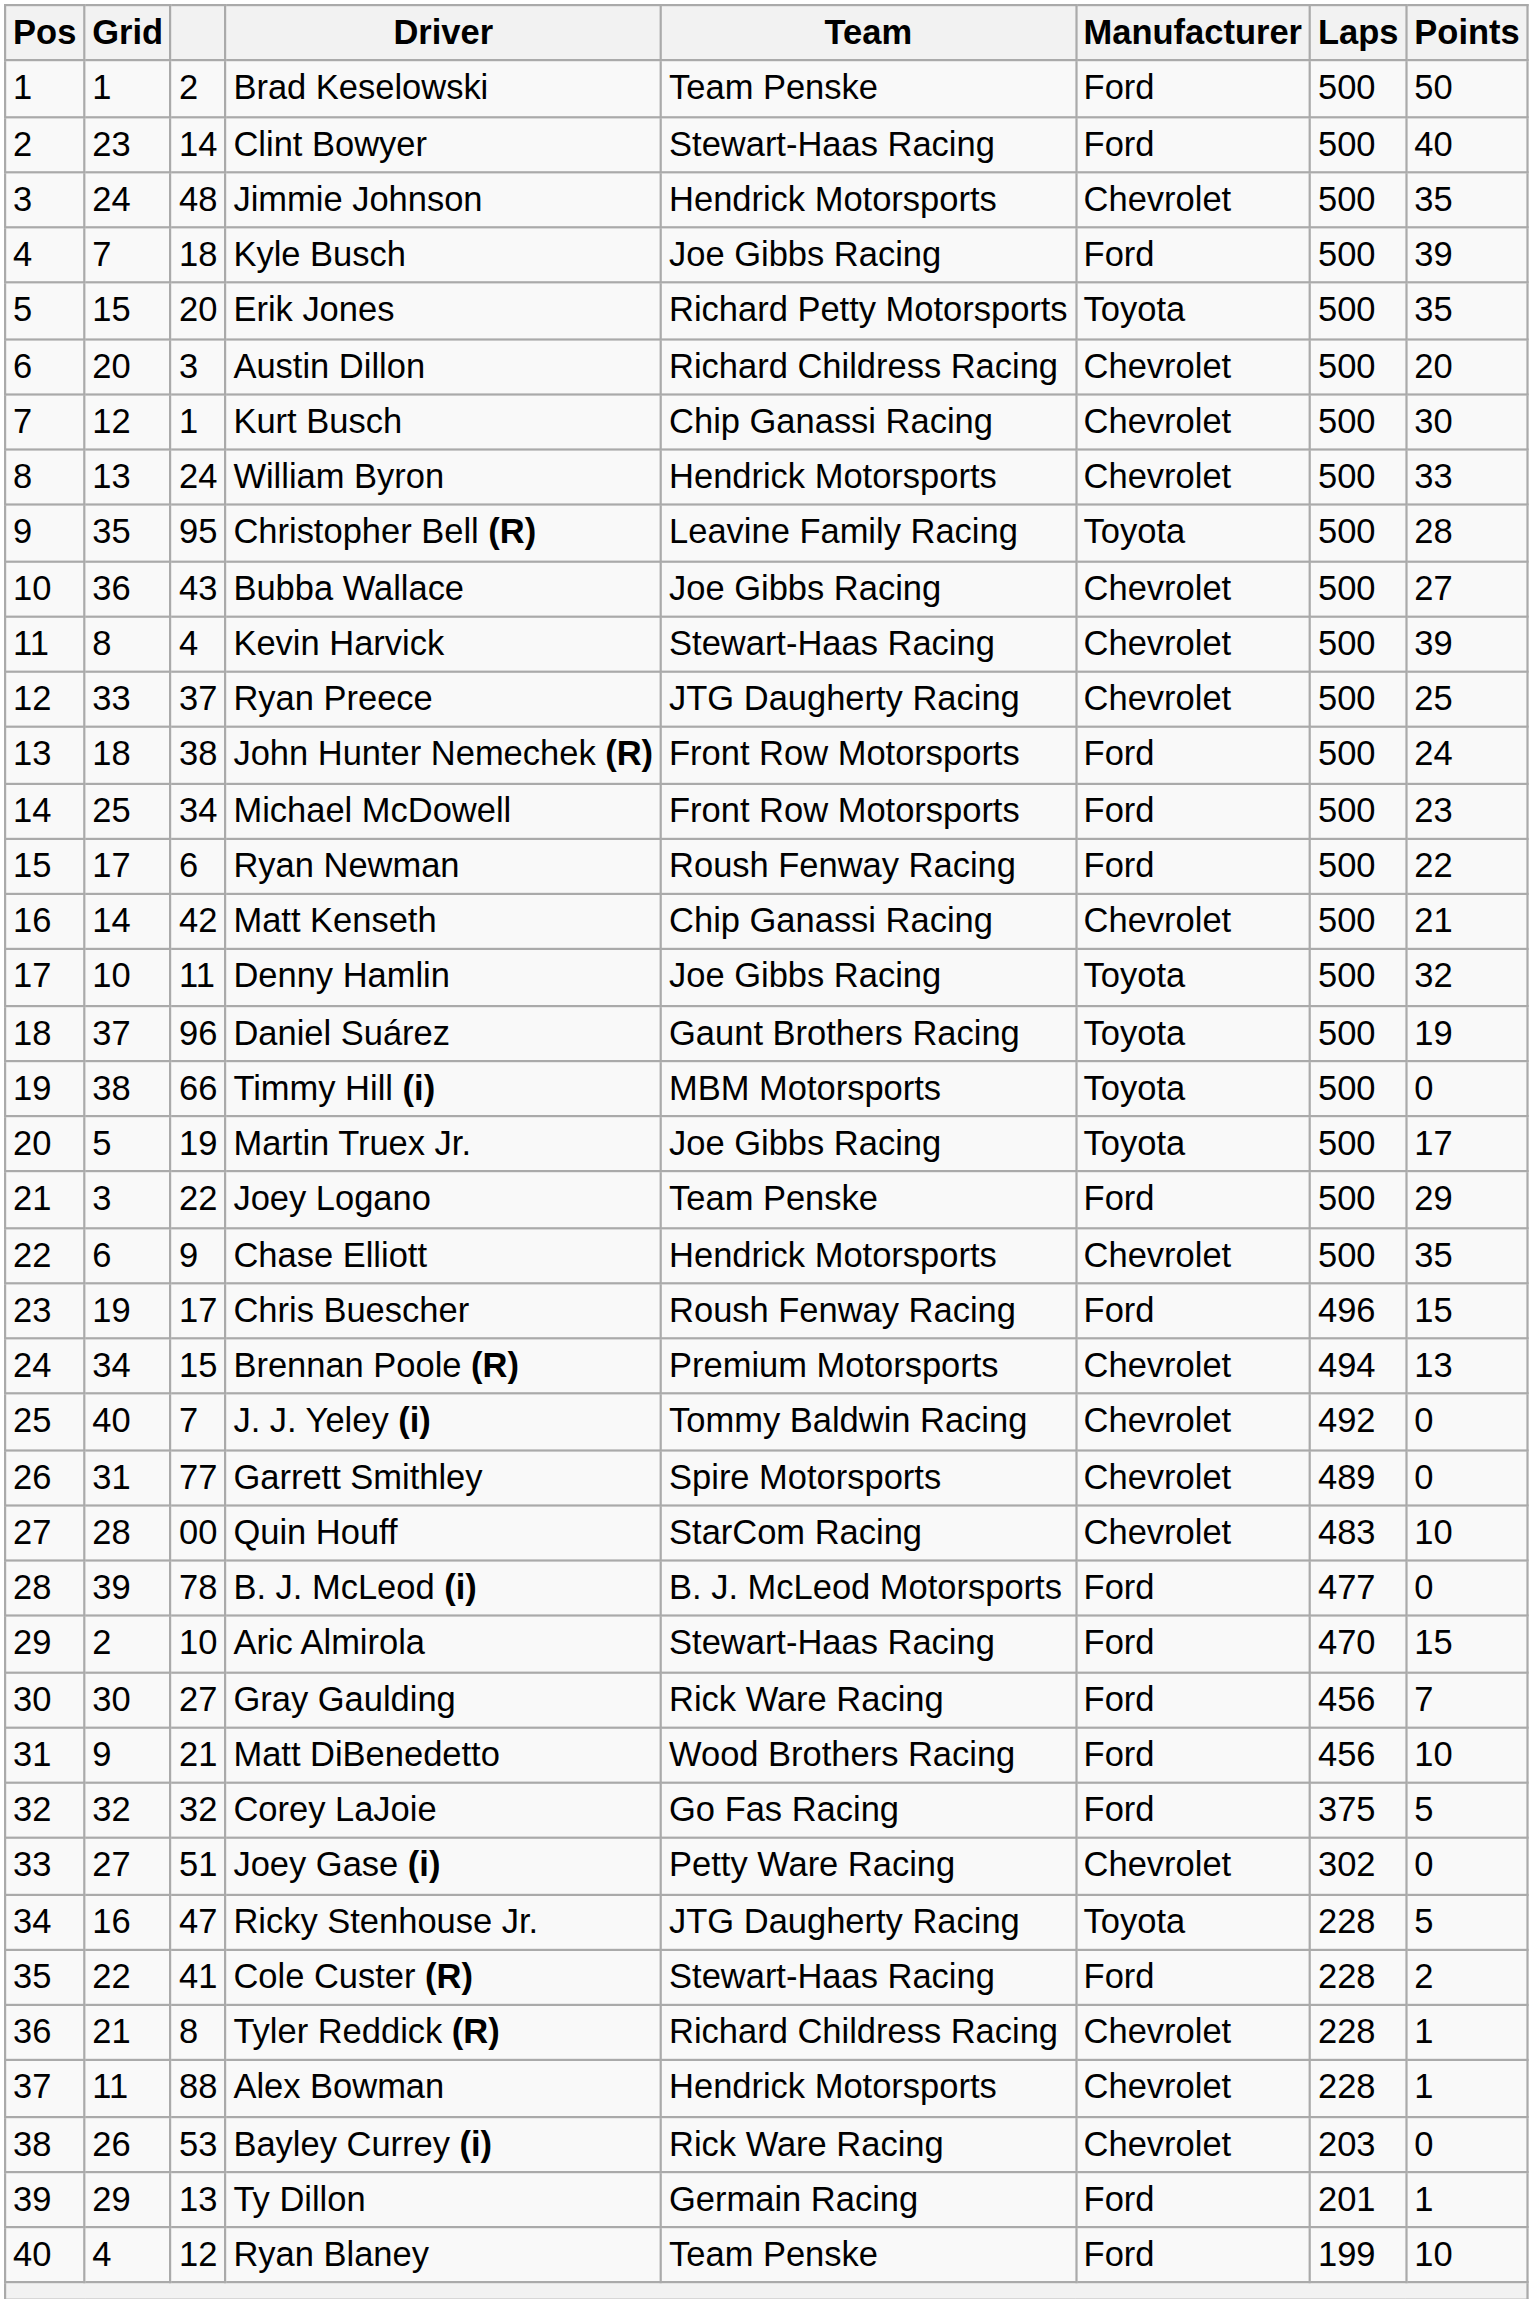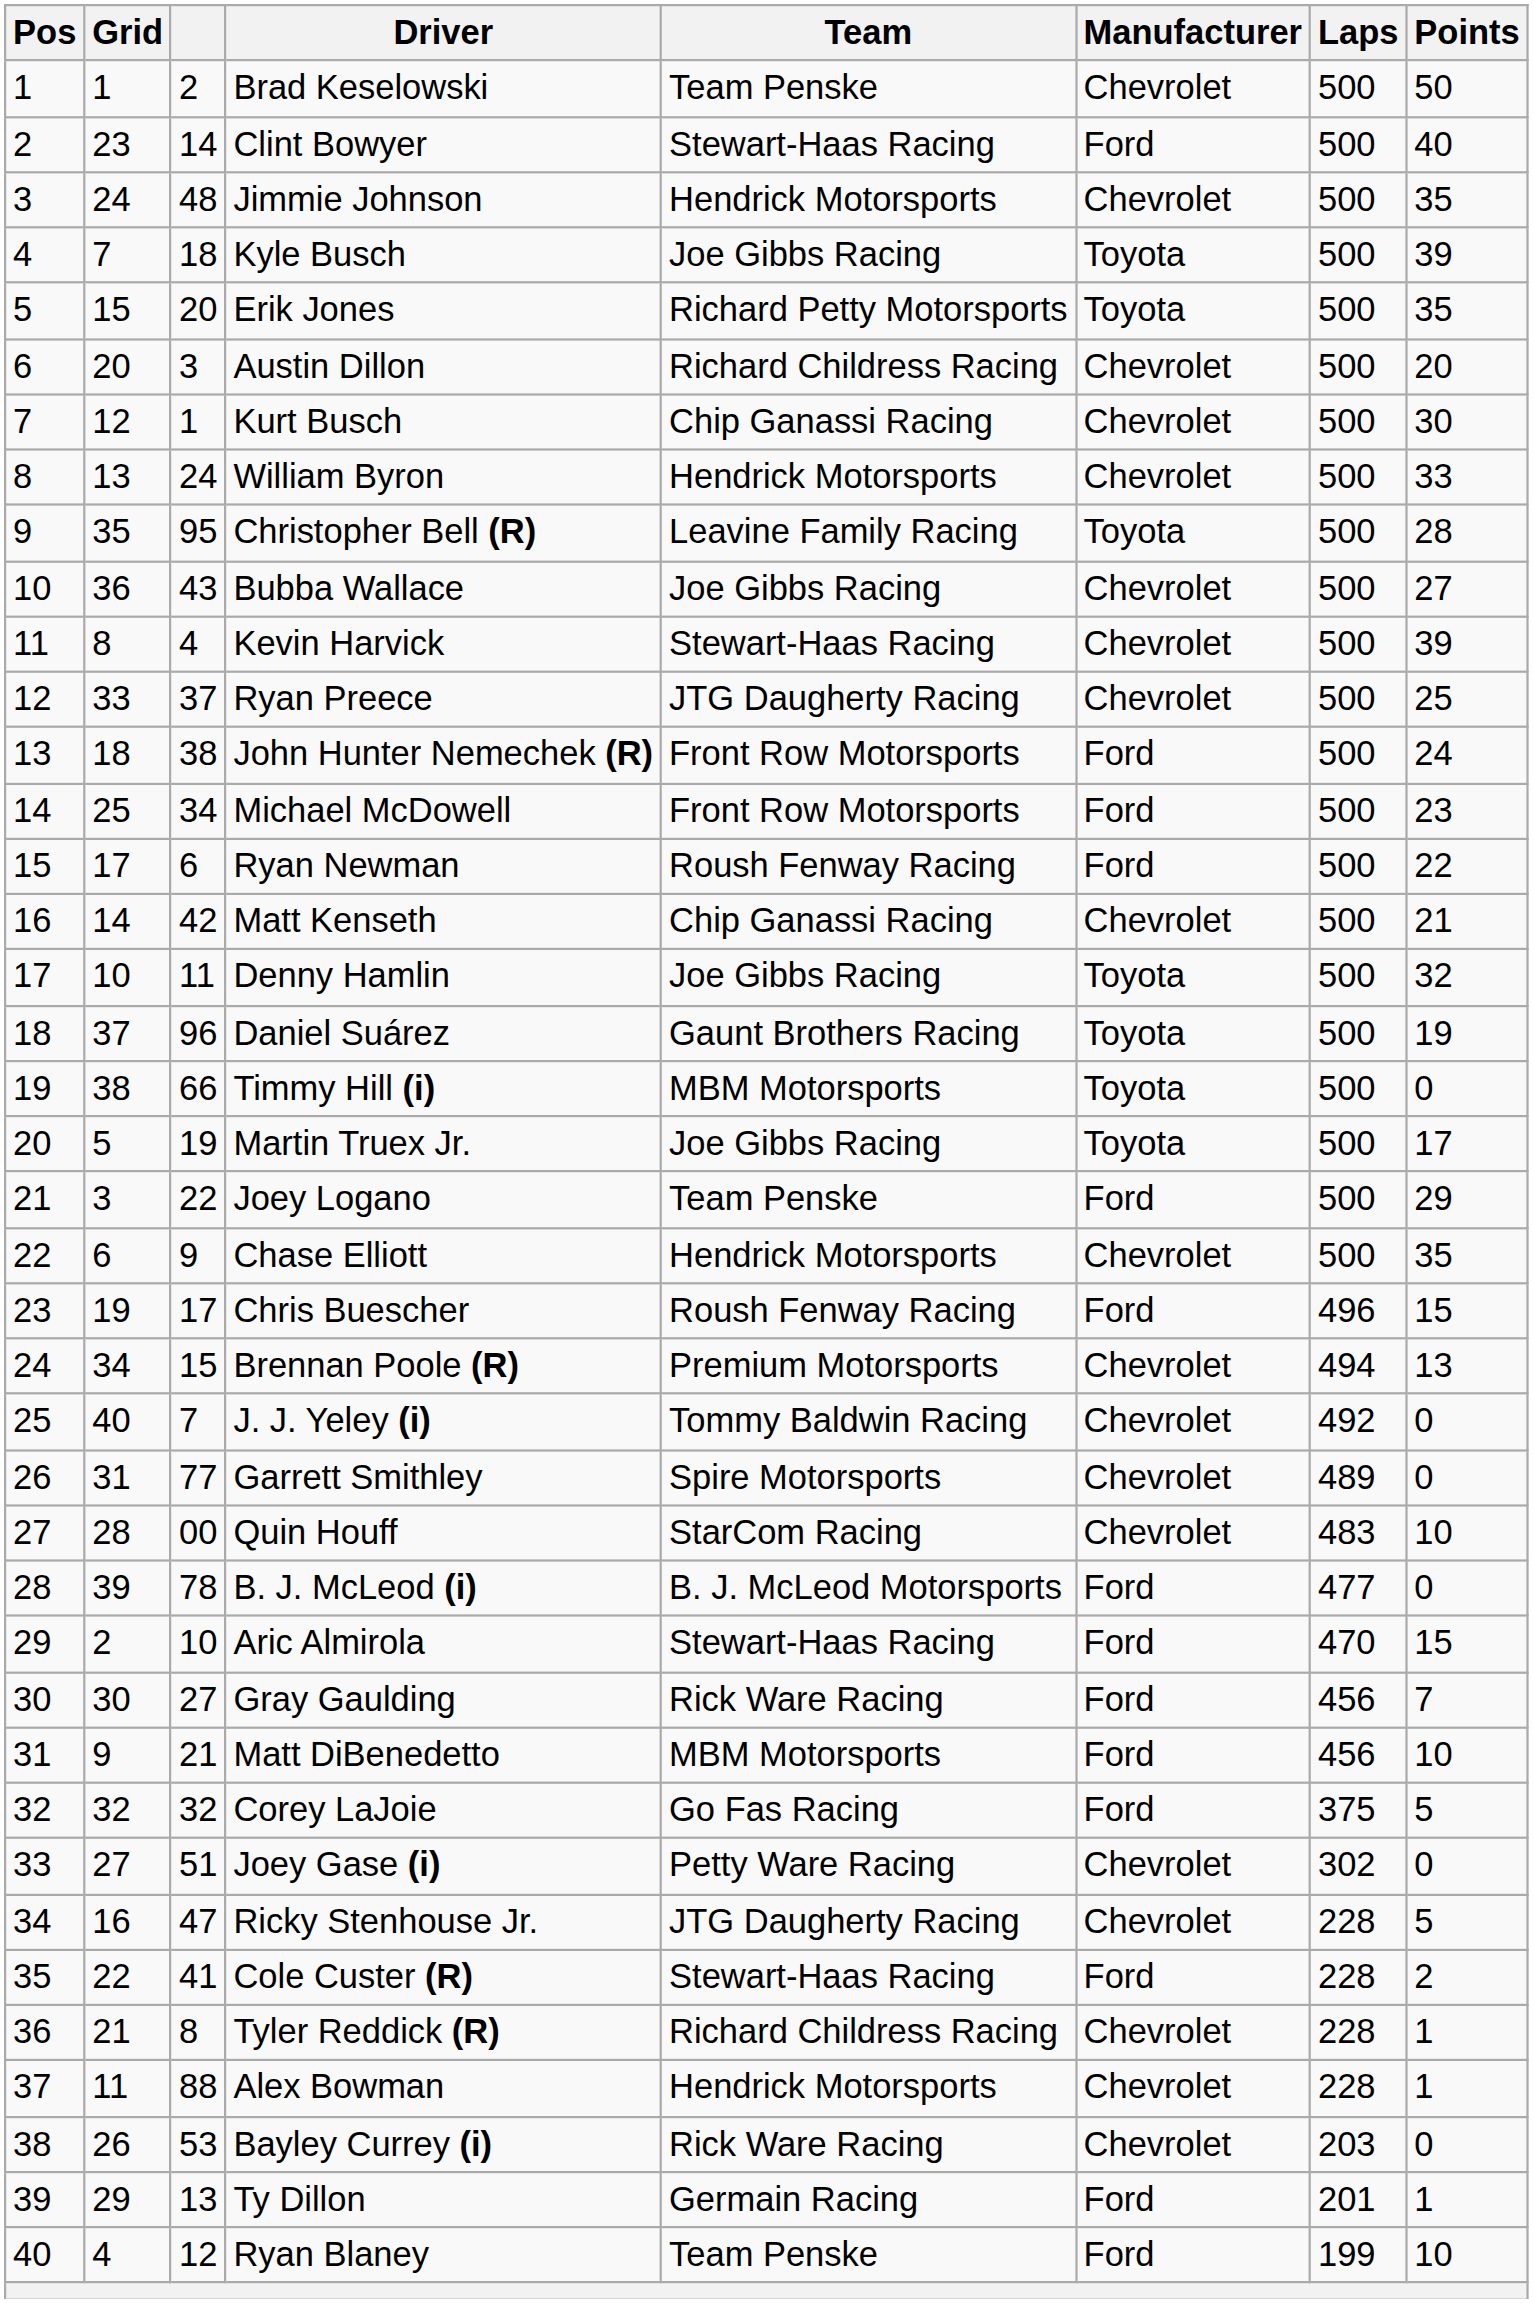(1119, 87) Ford -> (1157, 87) Chevrolet
(1119, 254) Ford -> (1134, 254) Toyota
(842, 1753) Wood Brothers Racing -> (805, 1753) MBM Motorsports
(1134, 1920) Toyota -> (1157, 1920) Chevrolet
